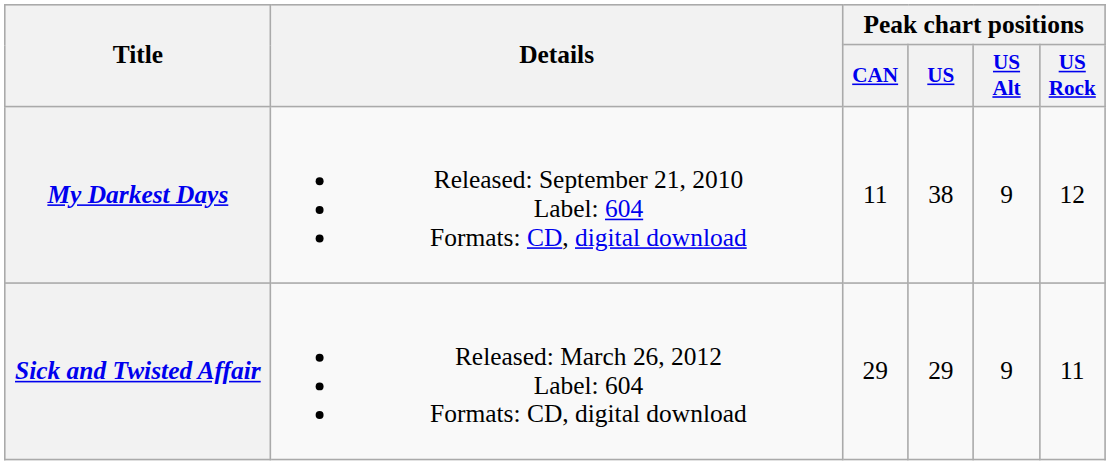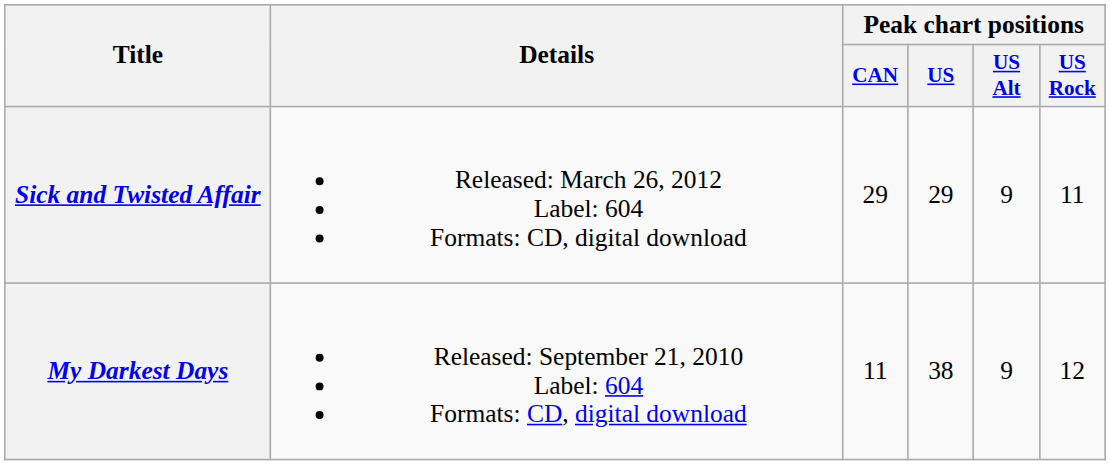rows swapped: (138, 194) <-> (138, 371)
